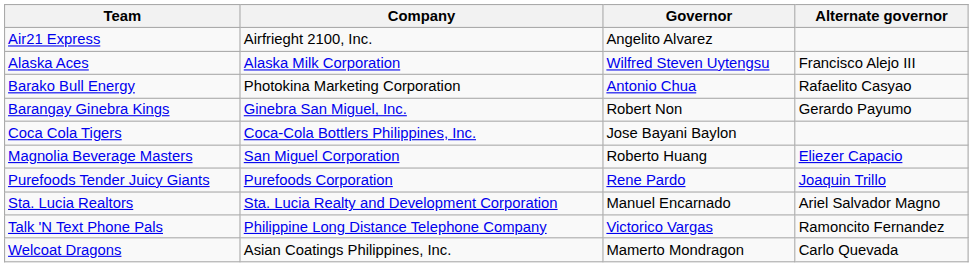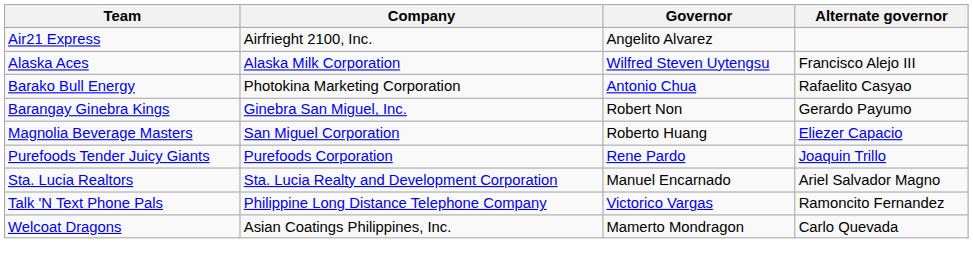- row: (65, 133)
